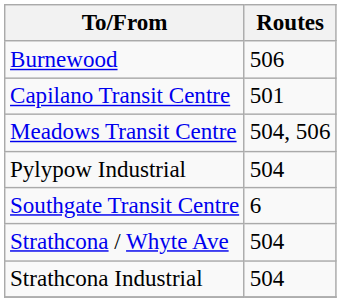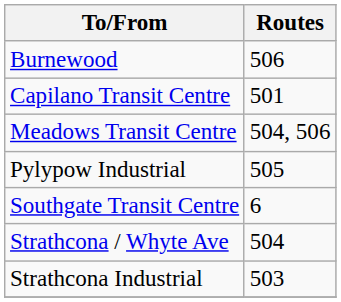(267, 168) 504 -> (267, 168) 505
(267, 278) 504 -> (267, 278) 503
